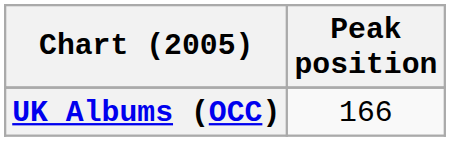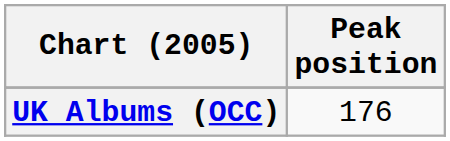(366, 112) 166 -> (366, 112) 176
